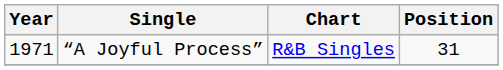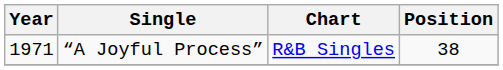(449, 50) 31 -> (449, 50) 38
